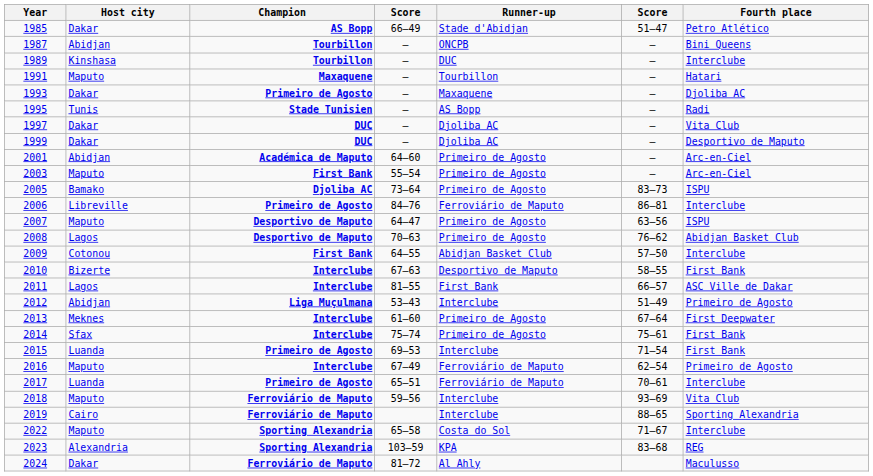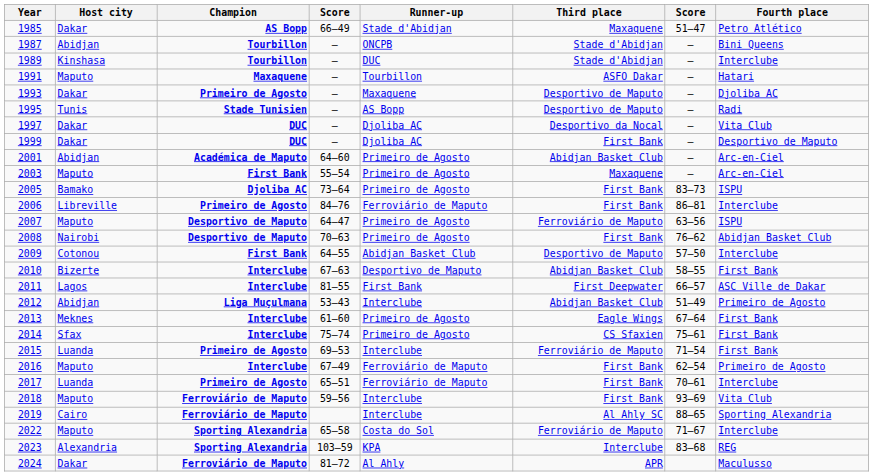+ column: (589, 12)
(83, 238) Lagos -> (78, 238) Nairobi
(730, 318) First Deepwater -> (748, 318) First Bank
